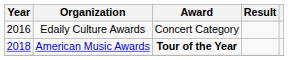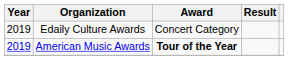(19, 30) 2016 -> (19, 30) 2019
(19, 47) 2018 -> (19, 47) 2019
